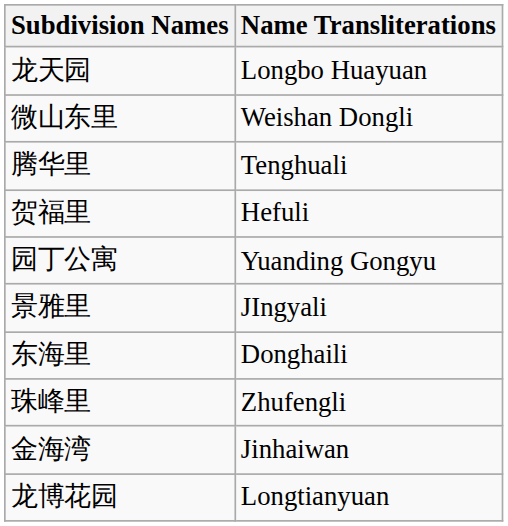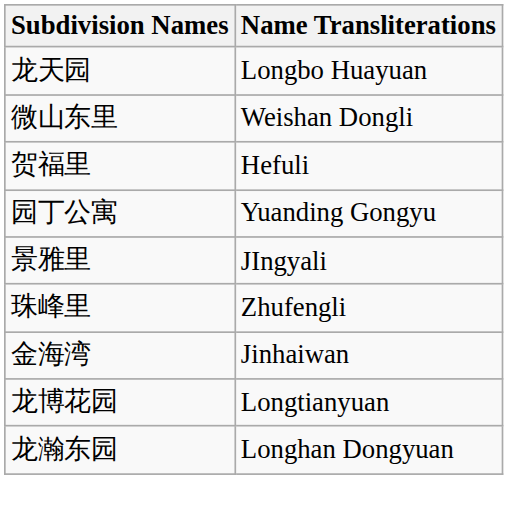- row: (51, 164)
- row: (51, 354)
+ row: (64, 448)
